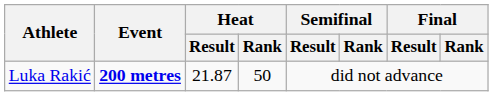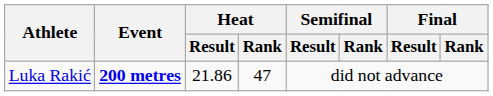(212, 76) 21.87 -> (212, 76) 21.86
(262, 76) 50 -> (262, 76) 47
